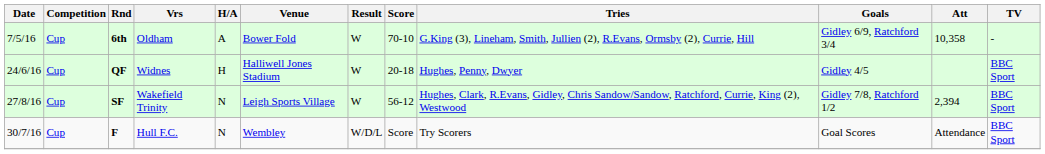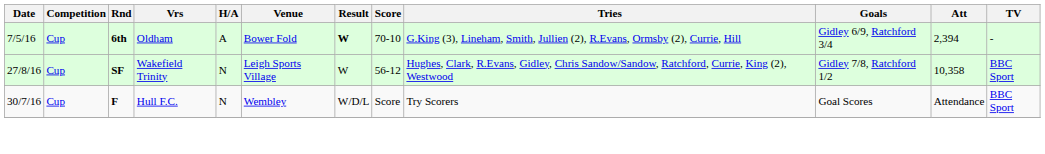(356, 38) normal -> (343, 38) bold
(950, 38) 10,358 -> (946, 38) 2,394
- row: (119, 69)
(947, 101) 2,394 -> (949, 69) 10,358
